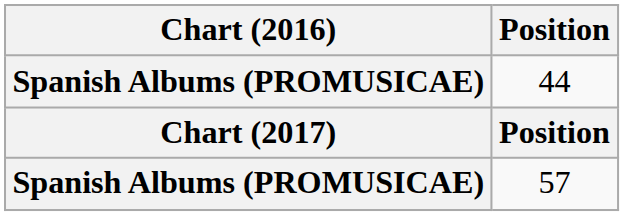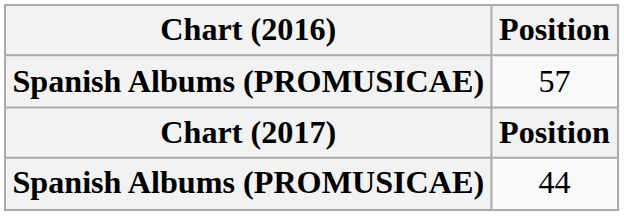rows swapped: (554, 81) <-> (554, 183)
